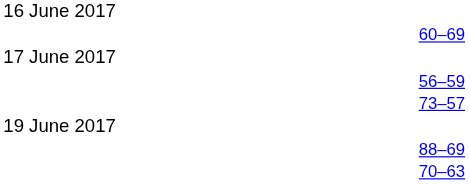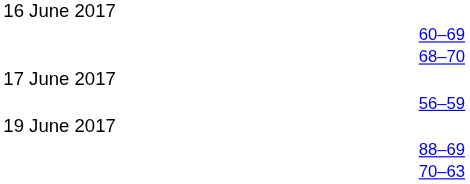+ row: (184, 56)
- row: (184, 103)
